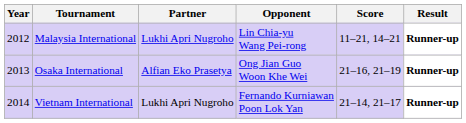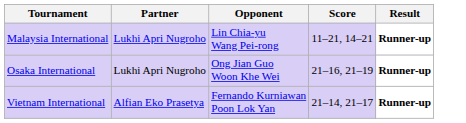- column: (18, 14)
(187, 71) Alfian Eko Prasetya -> (160, 71) Lukhi Apri Nugroho
(187, 102) Lukhi Apri Nugroho -> (159, 102) Alfian Eko Prasetya
